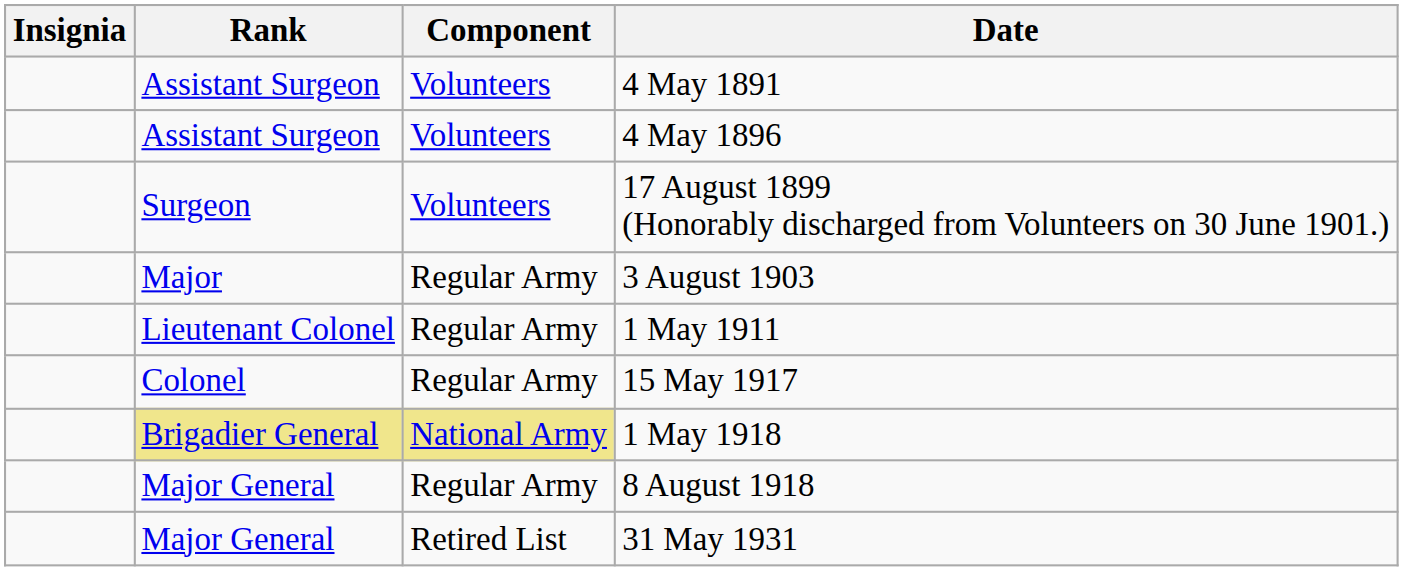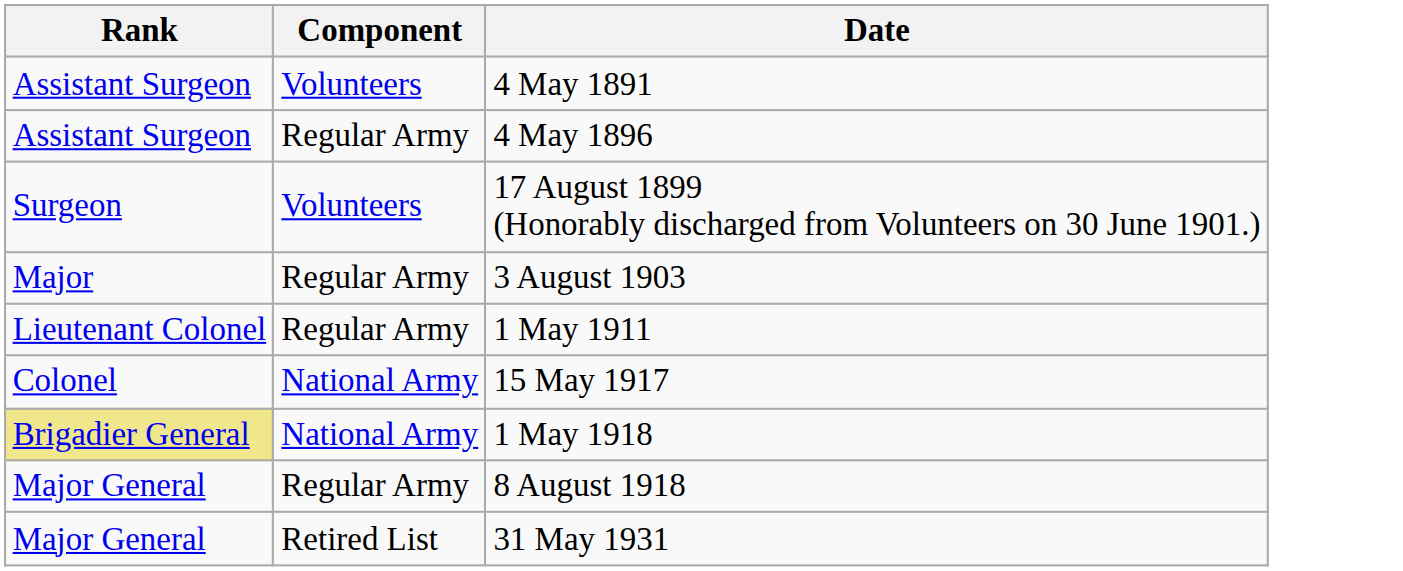- column: (69, 30)
(480, 135) Volunteers -> (375, 135) Regular Army
(504, 381) Regular Army -> (380, 381) National Army
(509, 433) khaki background -> (380, 433) no background
